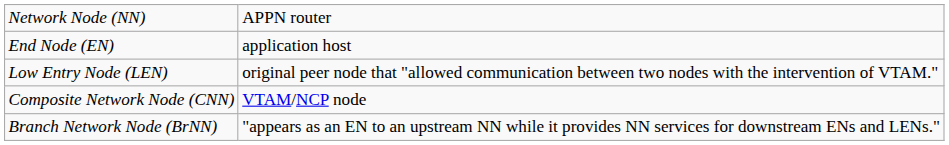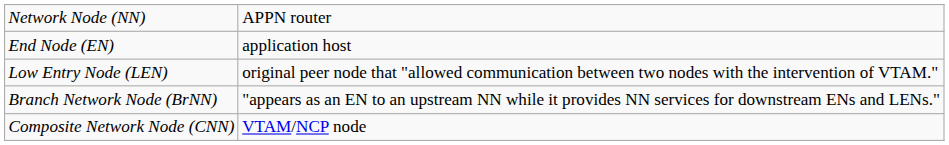rows swapped: (121, 99) <-> (113, 126)
